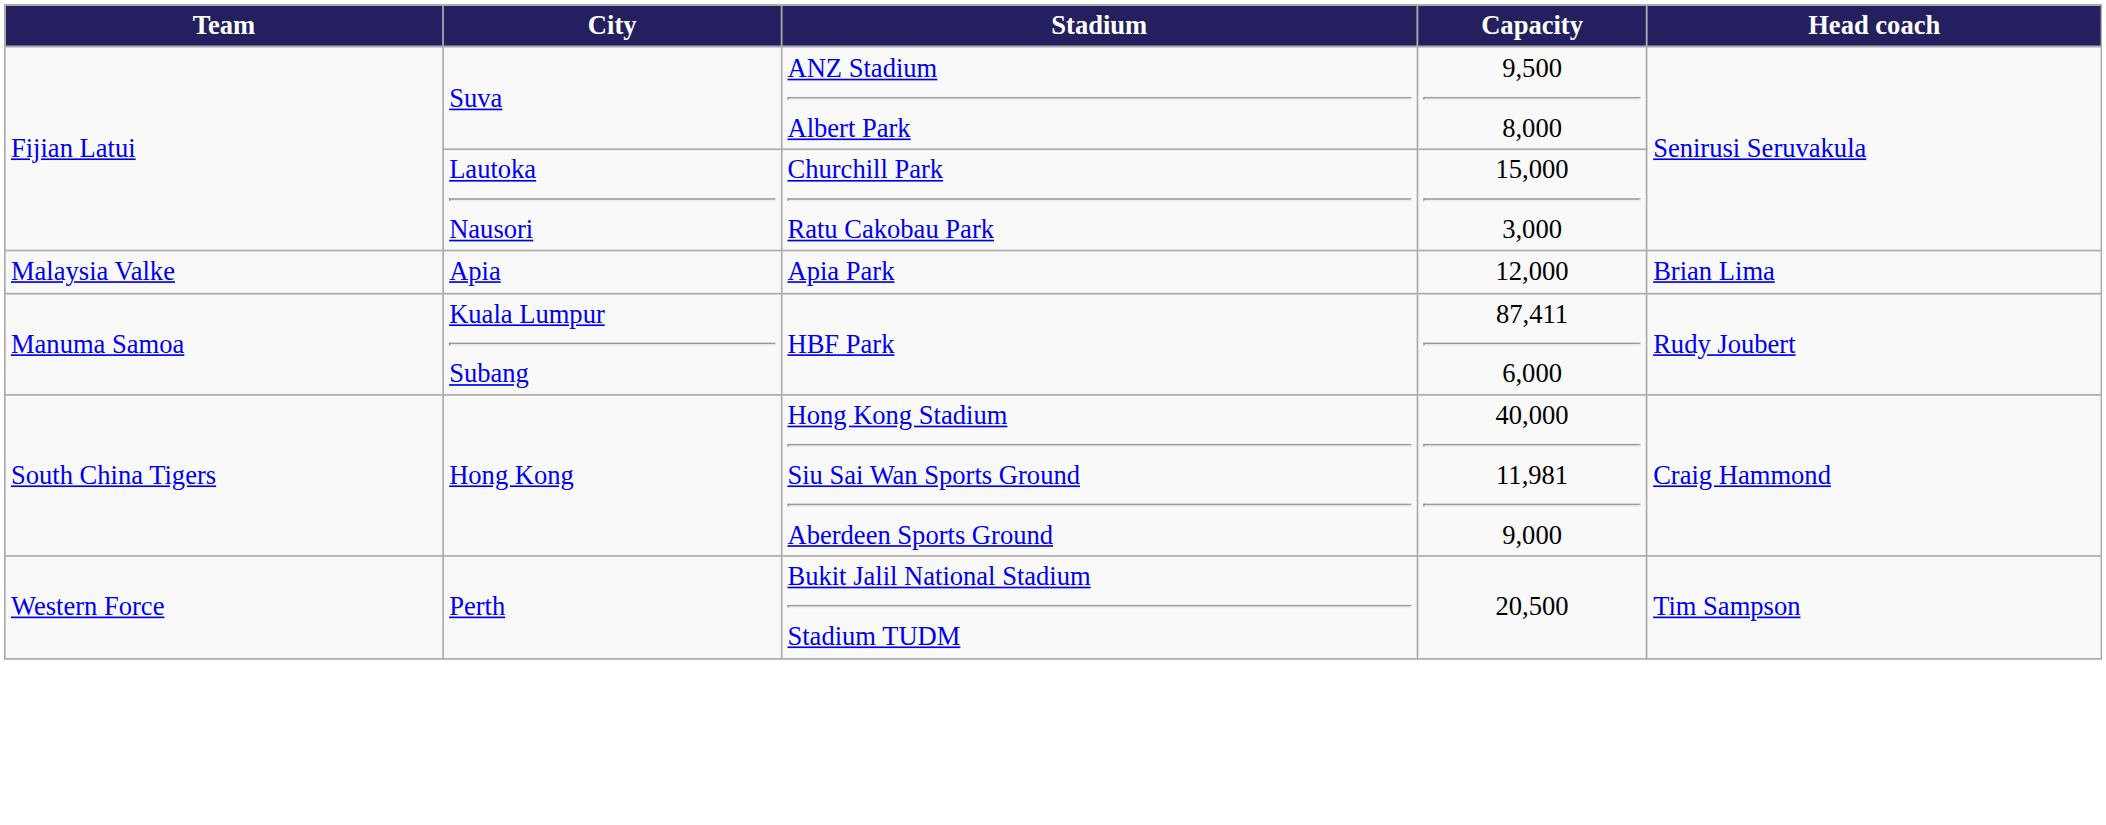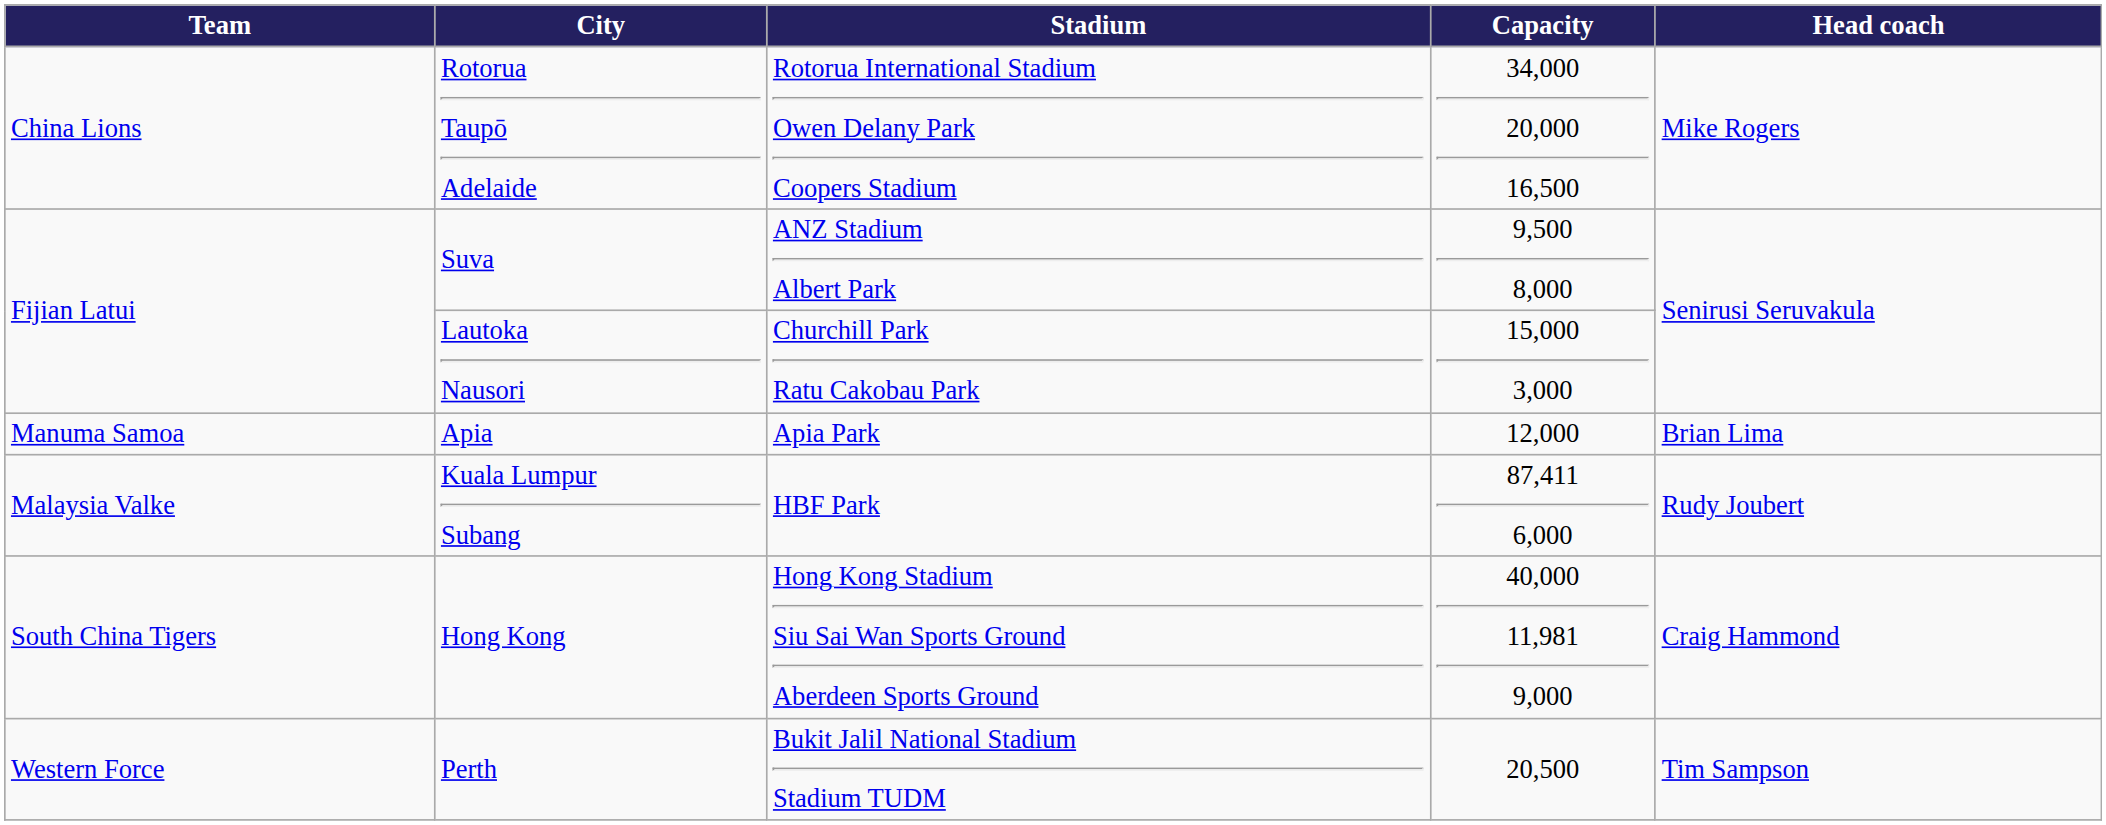+ row: (601, 127)
(93, 271) Malaysia Valke -> (98, 433) Manuma Samoa
(98, 343) Manuma Samoa -> (93, 505) Malaysia Valke
